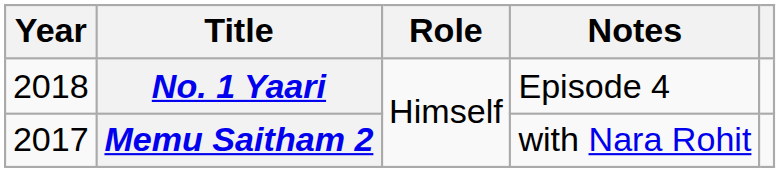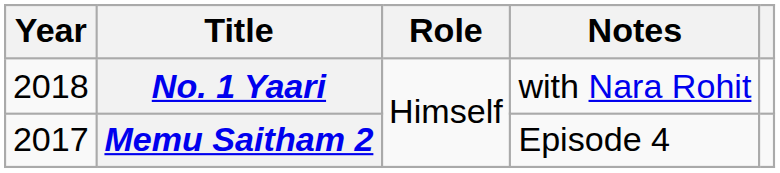(594, 85) Episode 4 -> (635, 85) with Nara Rohit
(635, 139) with Nara Rohit -> (594, 139) Episode 4
